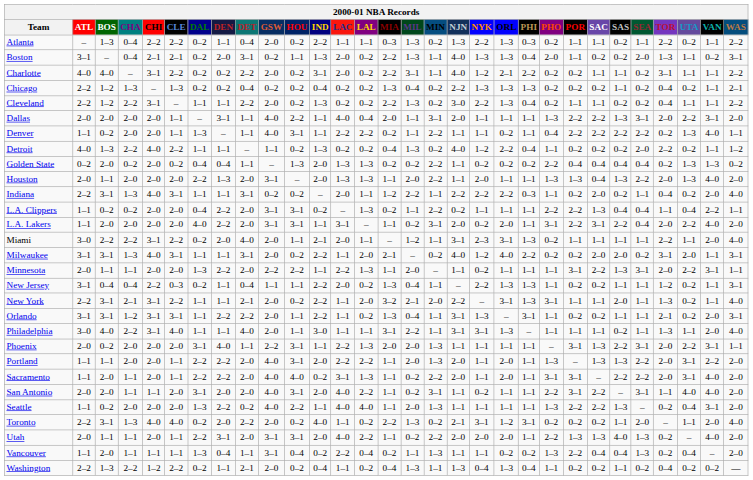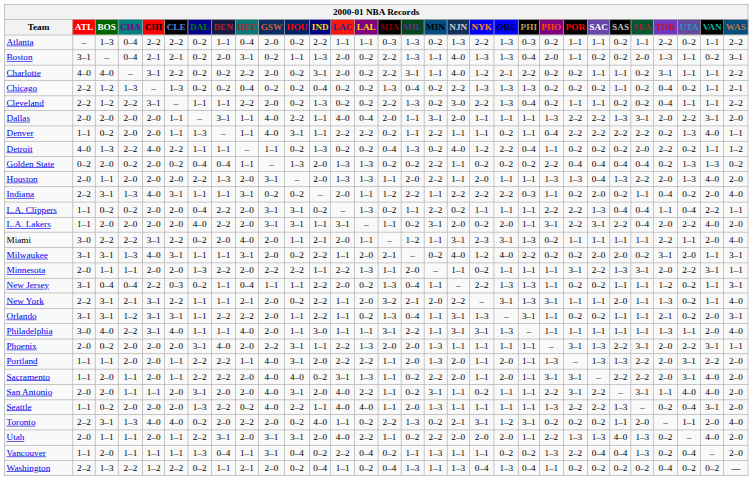(621, 331) 0–2 -> (621, 331) 1–1
(247, 346) 1–1 -> (247, 346) 2–0
(247, 362) 2–0 -> (247, 362) 1–1
(621, 468) 1–1 -> (621, 468) 0–2
